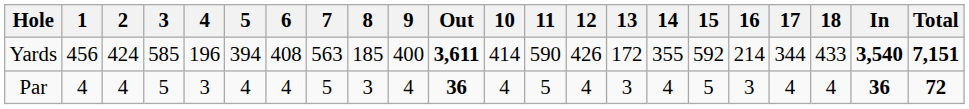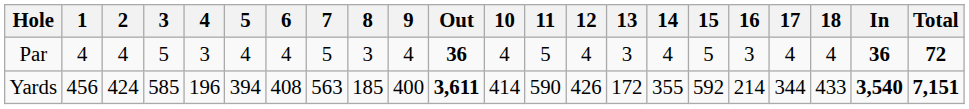rows swapped: (33, 53) <-> (33, 86)
